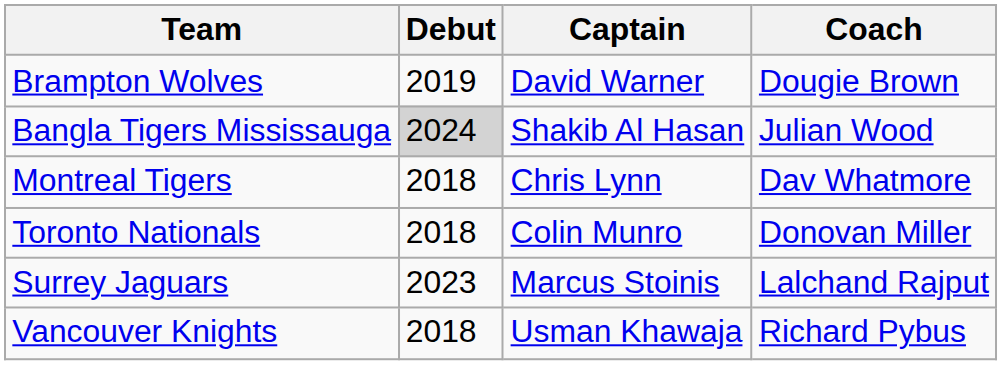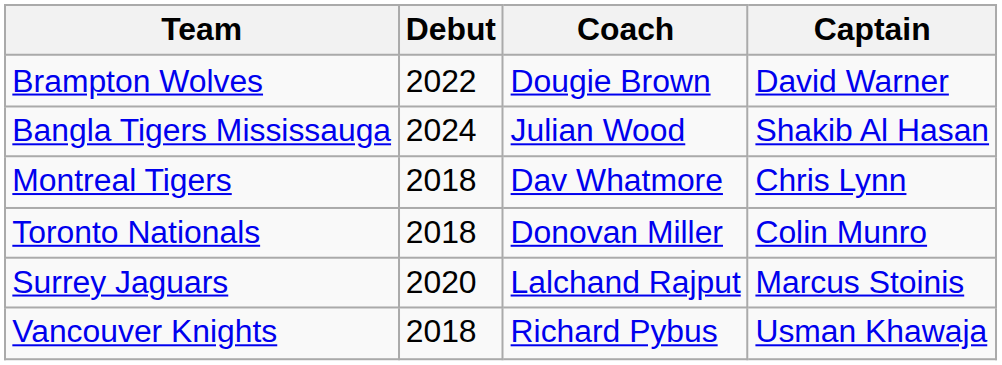columns swapped: (627, 29) <-> (874, 29)
(441, 80) 2019 -> (441, 80) 2022
(441, 130) lightgrey background -> (441, 130) no background
(441, 282) 2023 -> (441, 282) 2020
